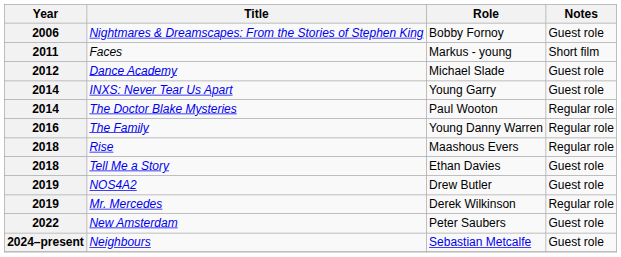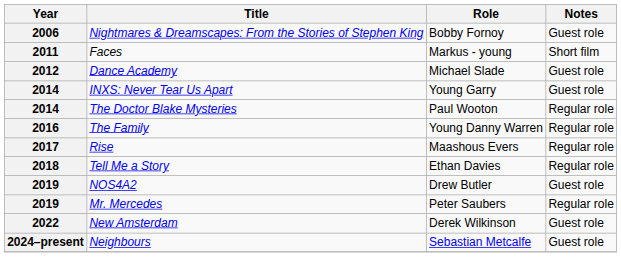(45, 147) 2018 -> (45, 147) 2017
(576, 166) Guest role -> (581, 166) Regular role
(472, 204) Derek Wilkinson -> (467, 204) Peter Saubers
(467, 223) Peter Saubers -> (472, 223) Derek Wilkinson
